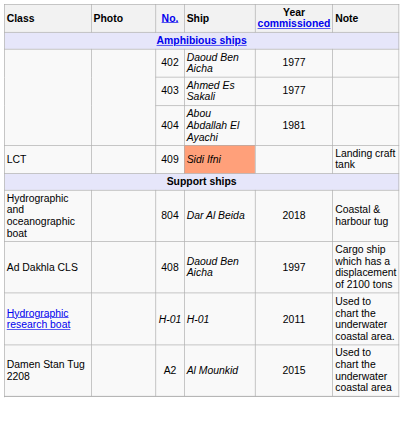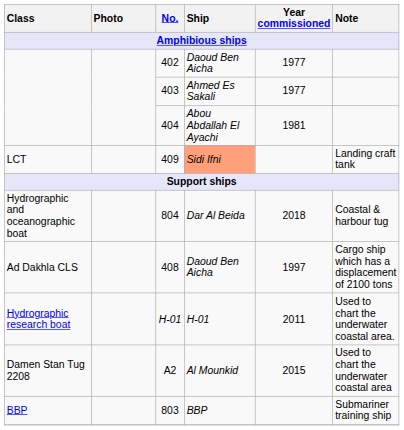+ row: (170, 410)
